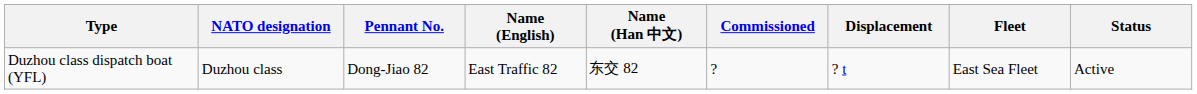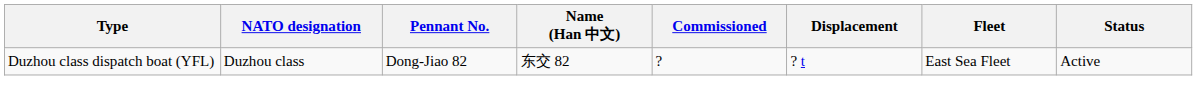- column: (525, 26)
